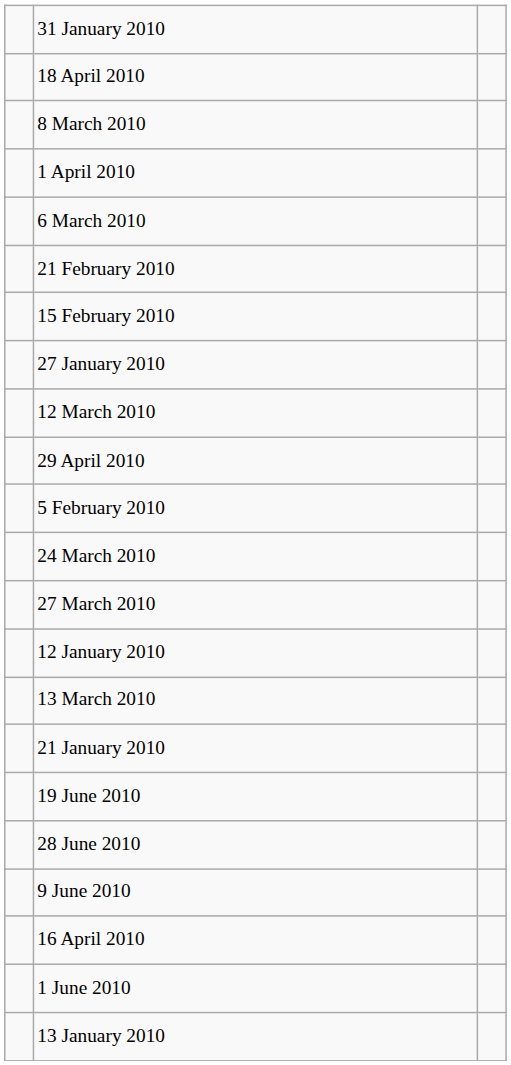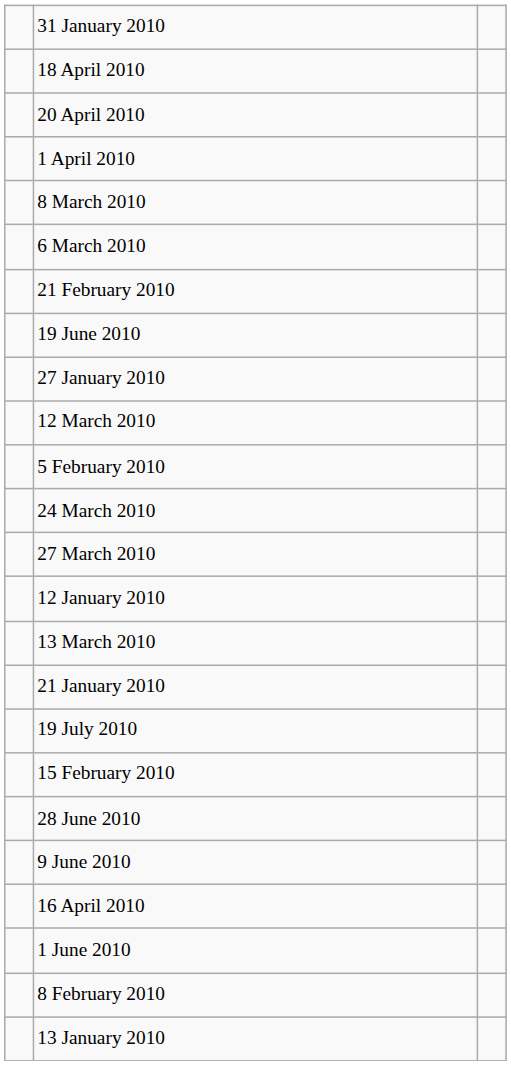+ row: (91, 114)
rows swapped: (91, 124) <-> (86, 172)
rows swapped: (106, 316) <-> (89, 796)
- row: (91, 460)
+ row: (87, 730)
+ row: (101, 994)
